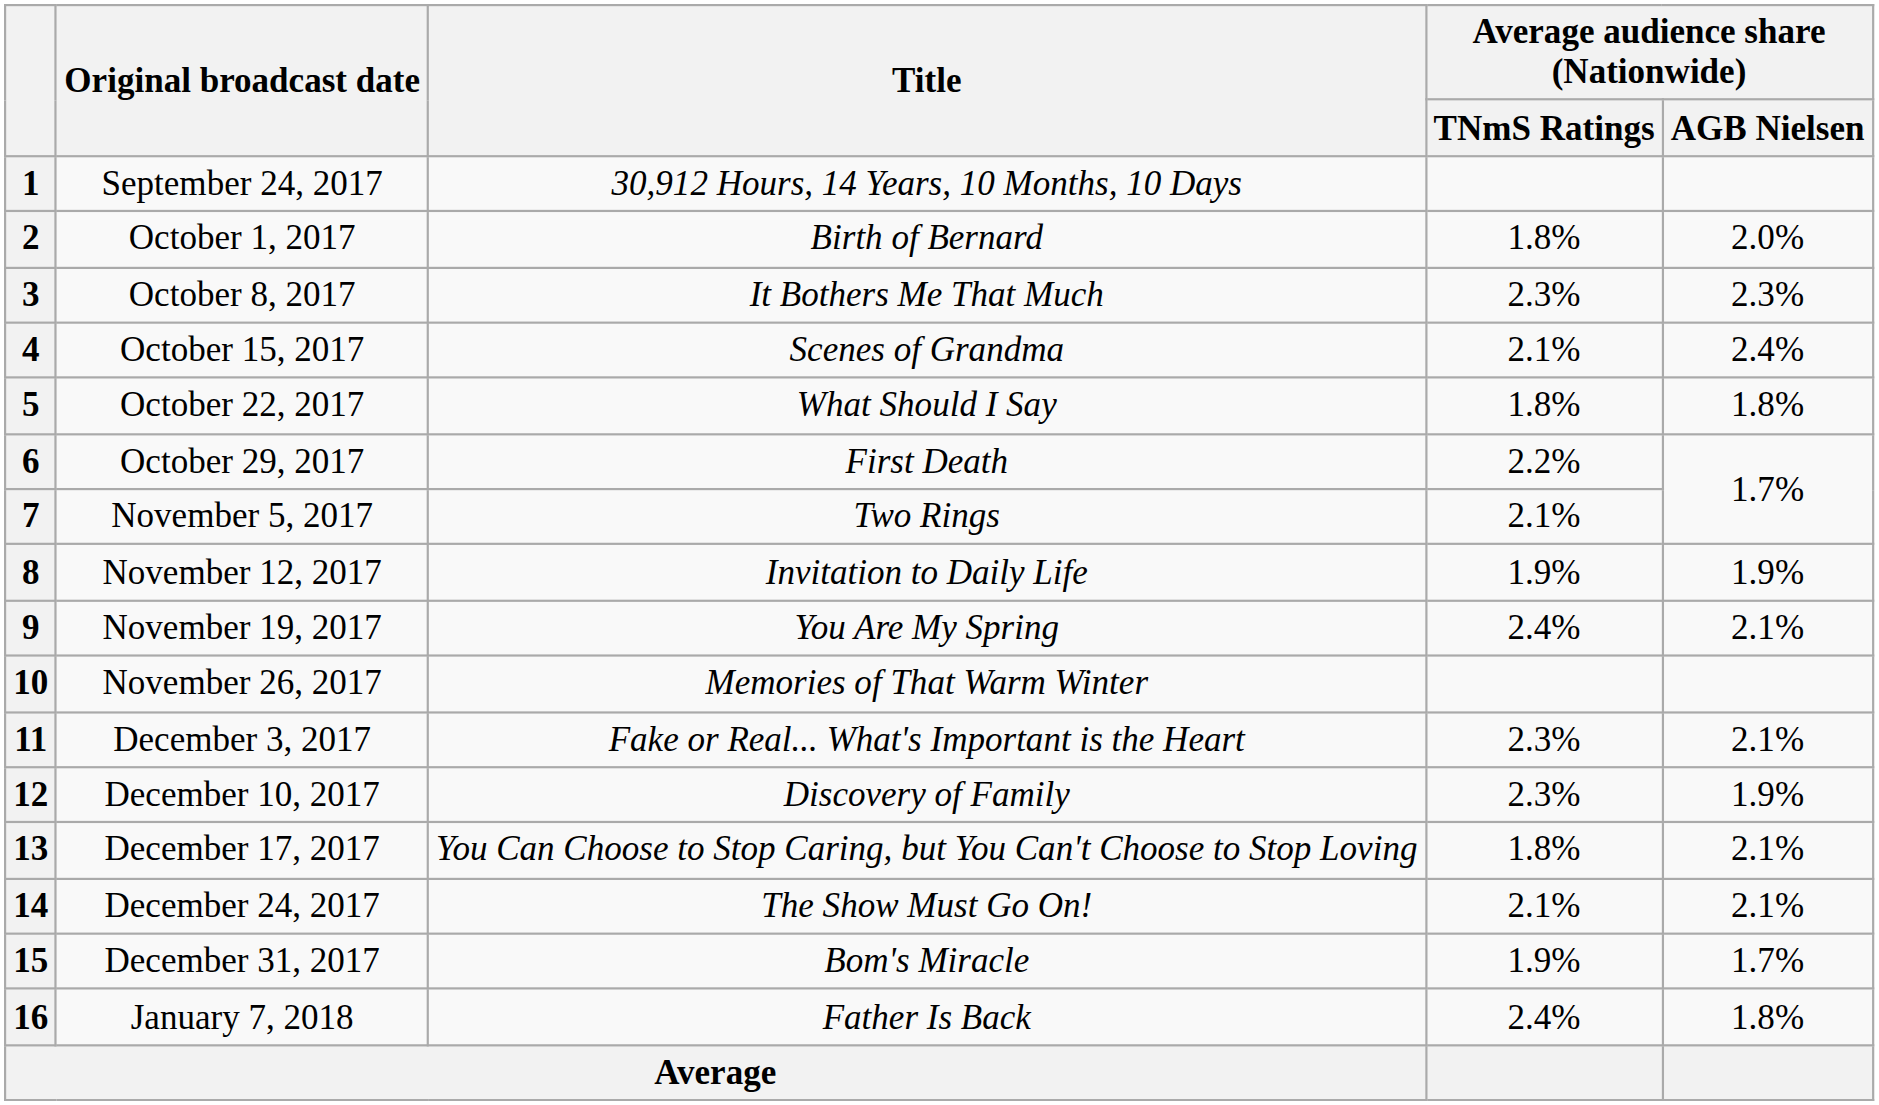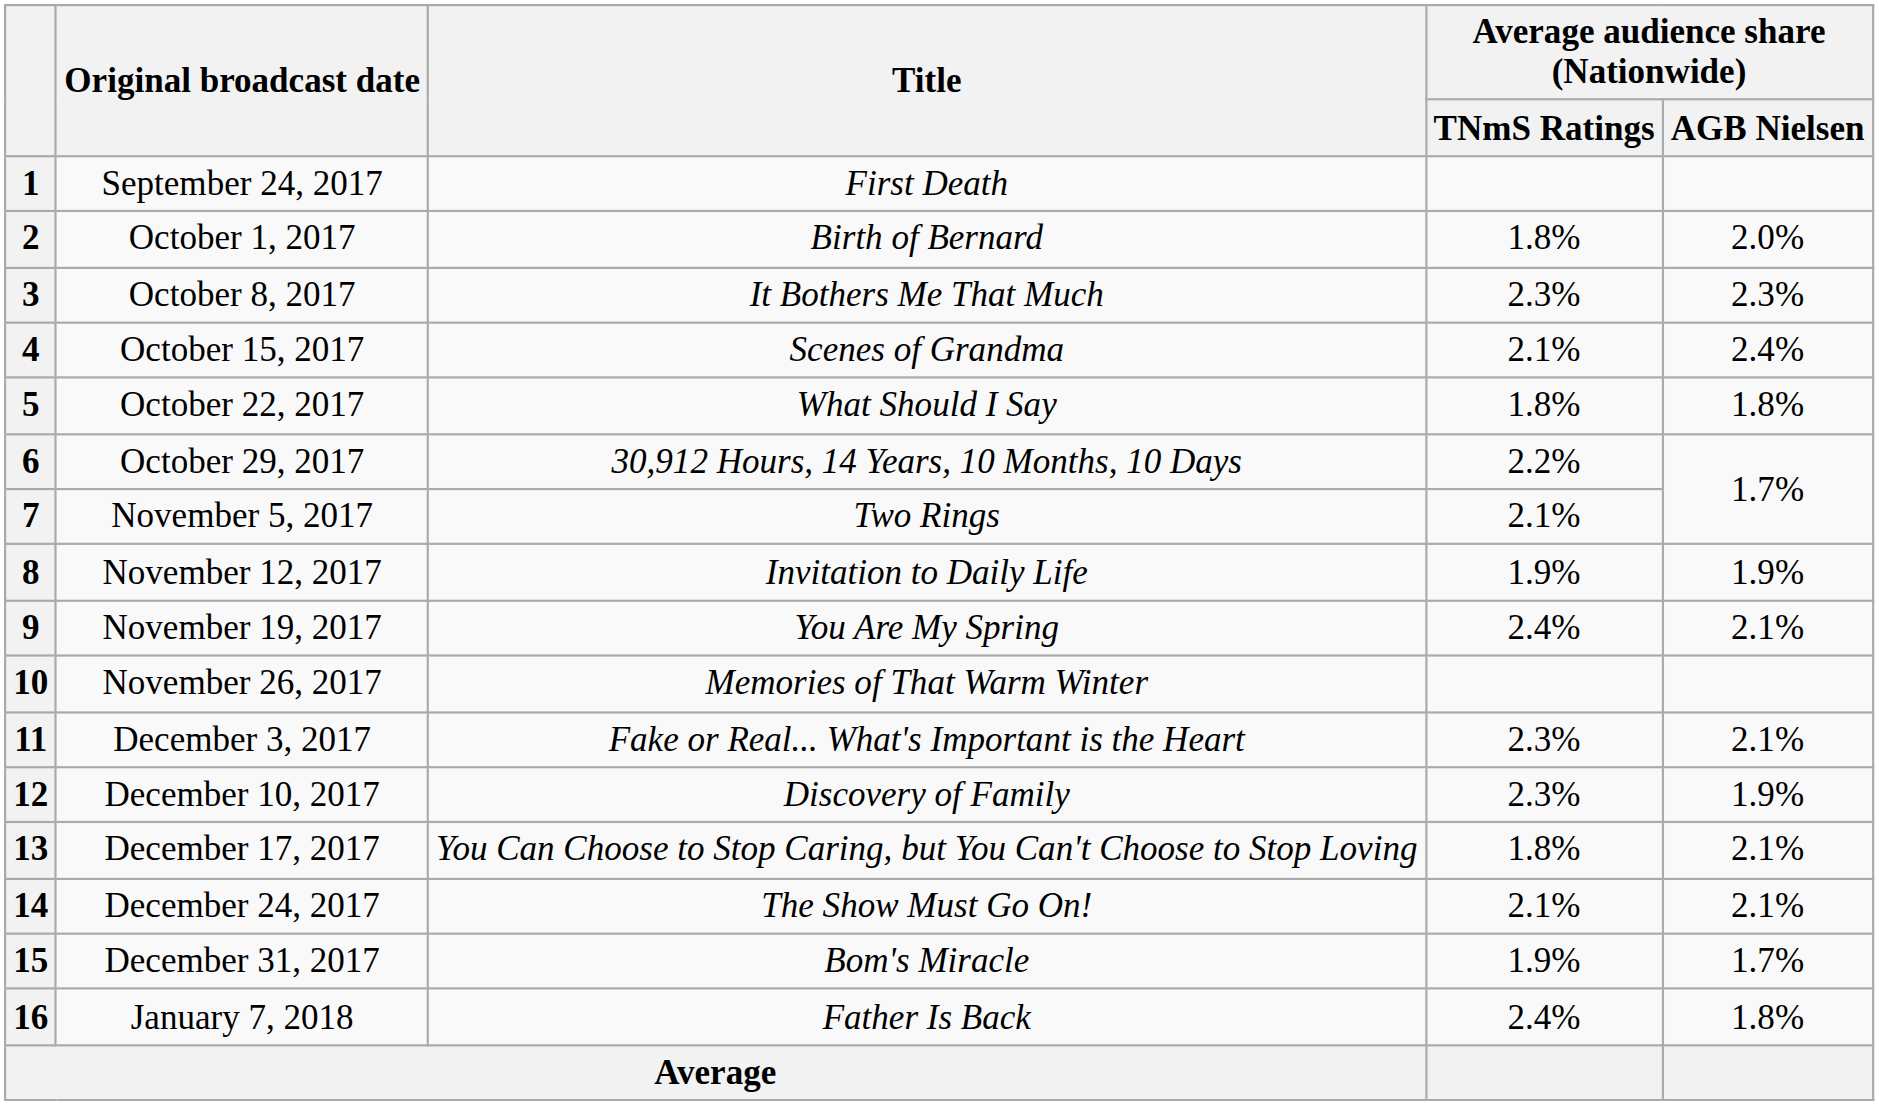(927, 182) 30,912 Hours, 14 Years, 10 Months, 10 Days -> (927, 182) First Death
(927, 460) First Death -> (927, 460) 30,912 Hours, 14 Years, 10 Months, 10 Days
